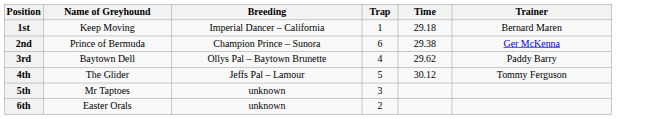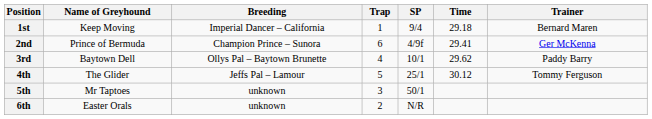+ column: (416, 12)
(425, 43) 29.38 -> (460, 43) 29.41
